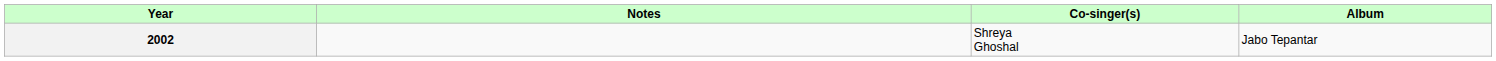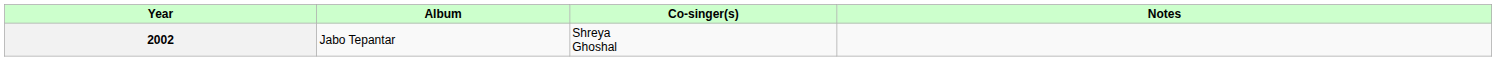columns swapped: (1365, 14) <-> (644, 14)
